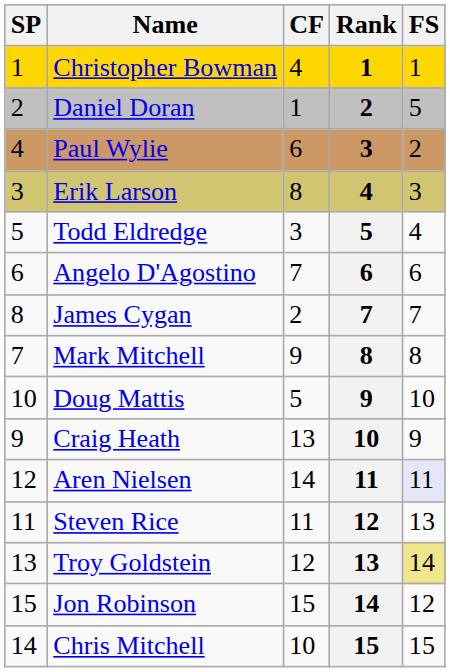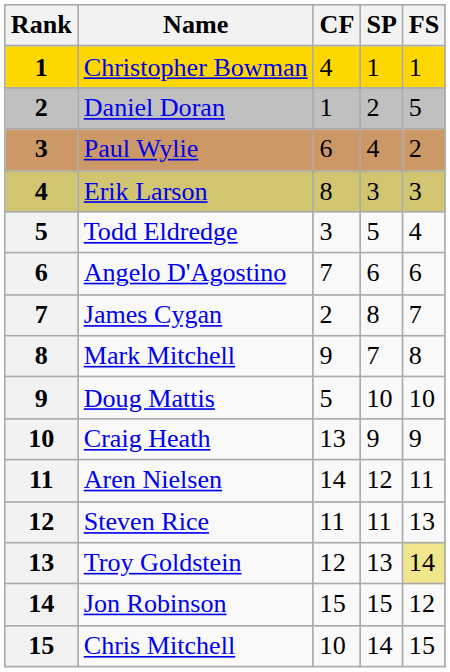columns swapped: (366, 25) <-> (26, 25)
(421, 480) lavender background -> (421, 480) no background
